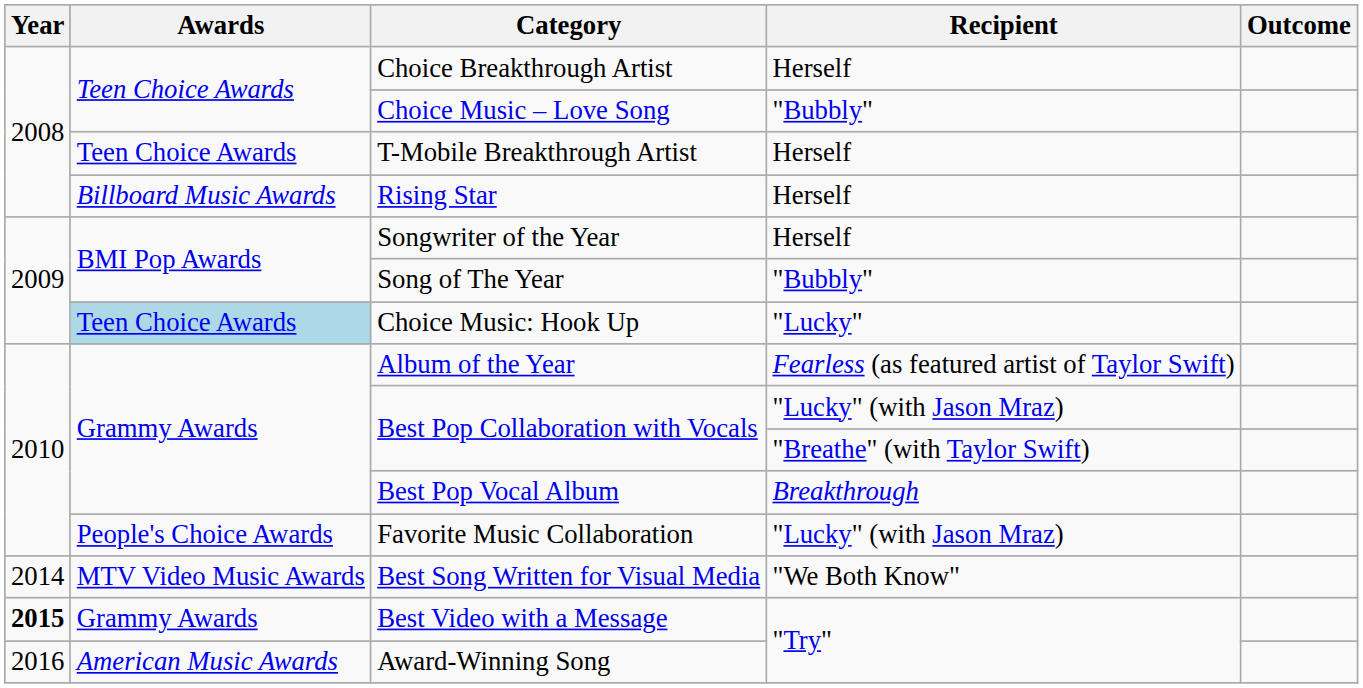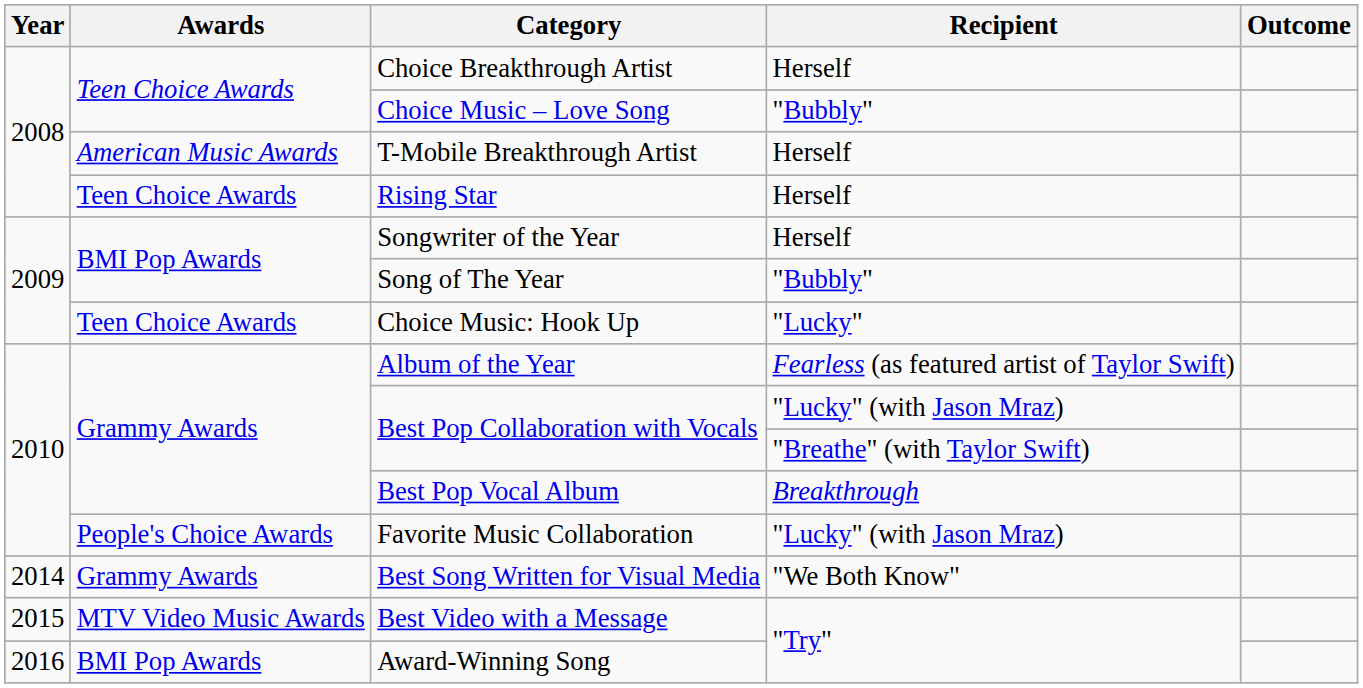(187, 152) Teen Choice Awards -> (207, 152) American Music Awards
(206, 195) Billboard Music Awards -> (187, 195) Teen Choice Awards
(187, 322) lightblue background -> (187, 322) no background
(221, 576) MTV Video Music Awards -> (167, 576) Grammy Awards
(38, 618) bold -> (38, 618) normal
(167, 618) Grammy Awards -> (221, 618) MTV Video Music Awards
(207, 661) American Music Awards -> (169, 661) BMI Pop Awards
